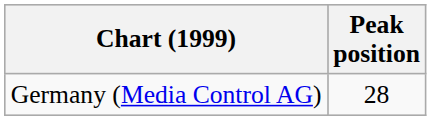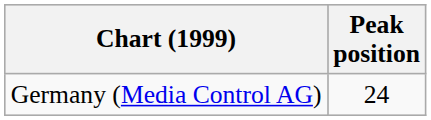(377, 94) 28 -> (377, 94) 24
